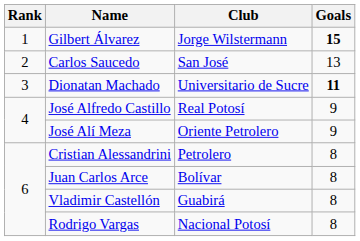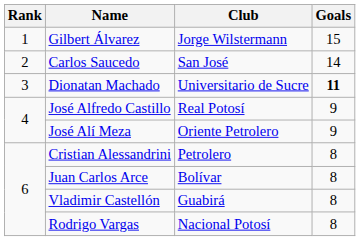(333, 39) bold -> (333, 39) normal
(333, 62) 13 -> (333, 62) 14
